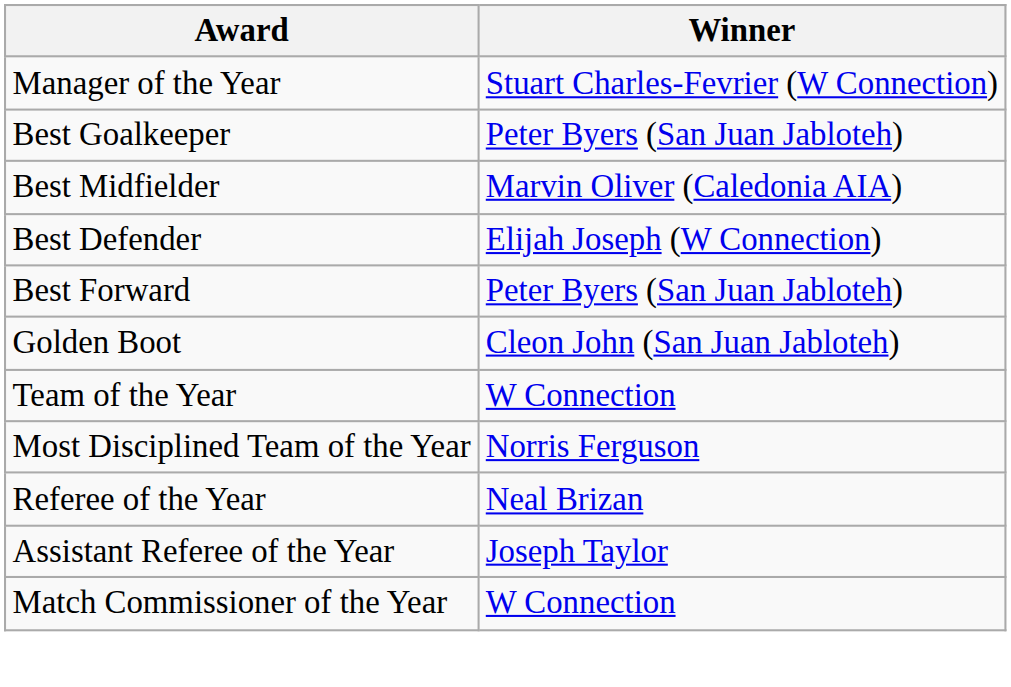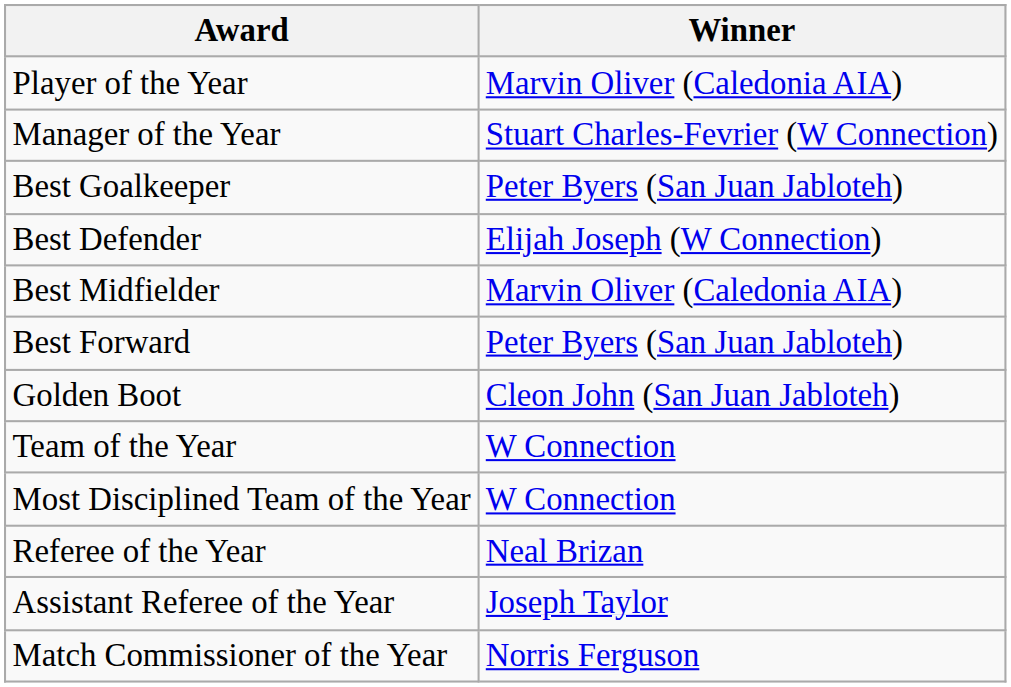+ row: (130, 82)
rows swapped: (107, 238) <-> (116, 186)
(593, 446) Norris Ferguson -> (581, 498) W Connection
(581, 602) W Connection -> (593, 654) Norris Ferguson
